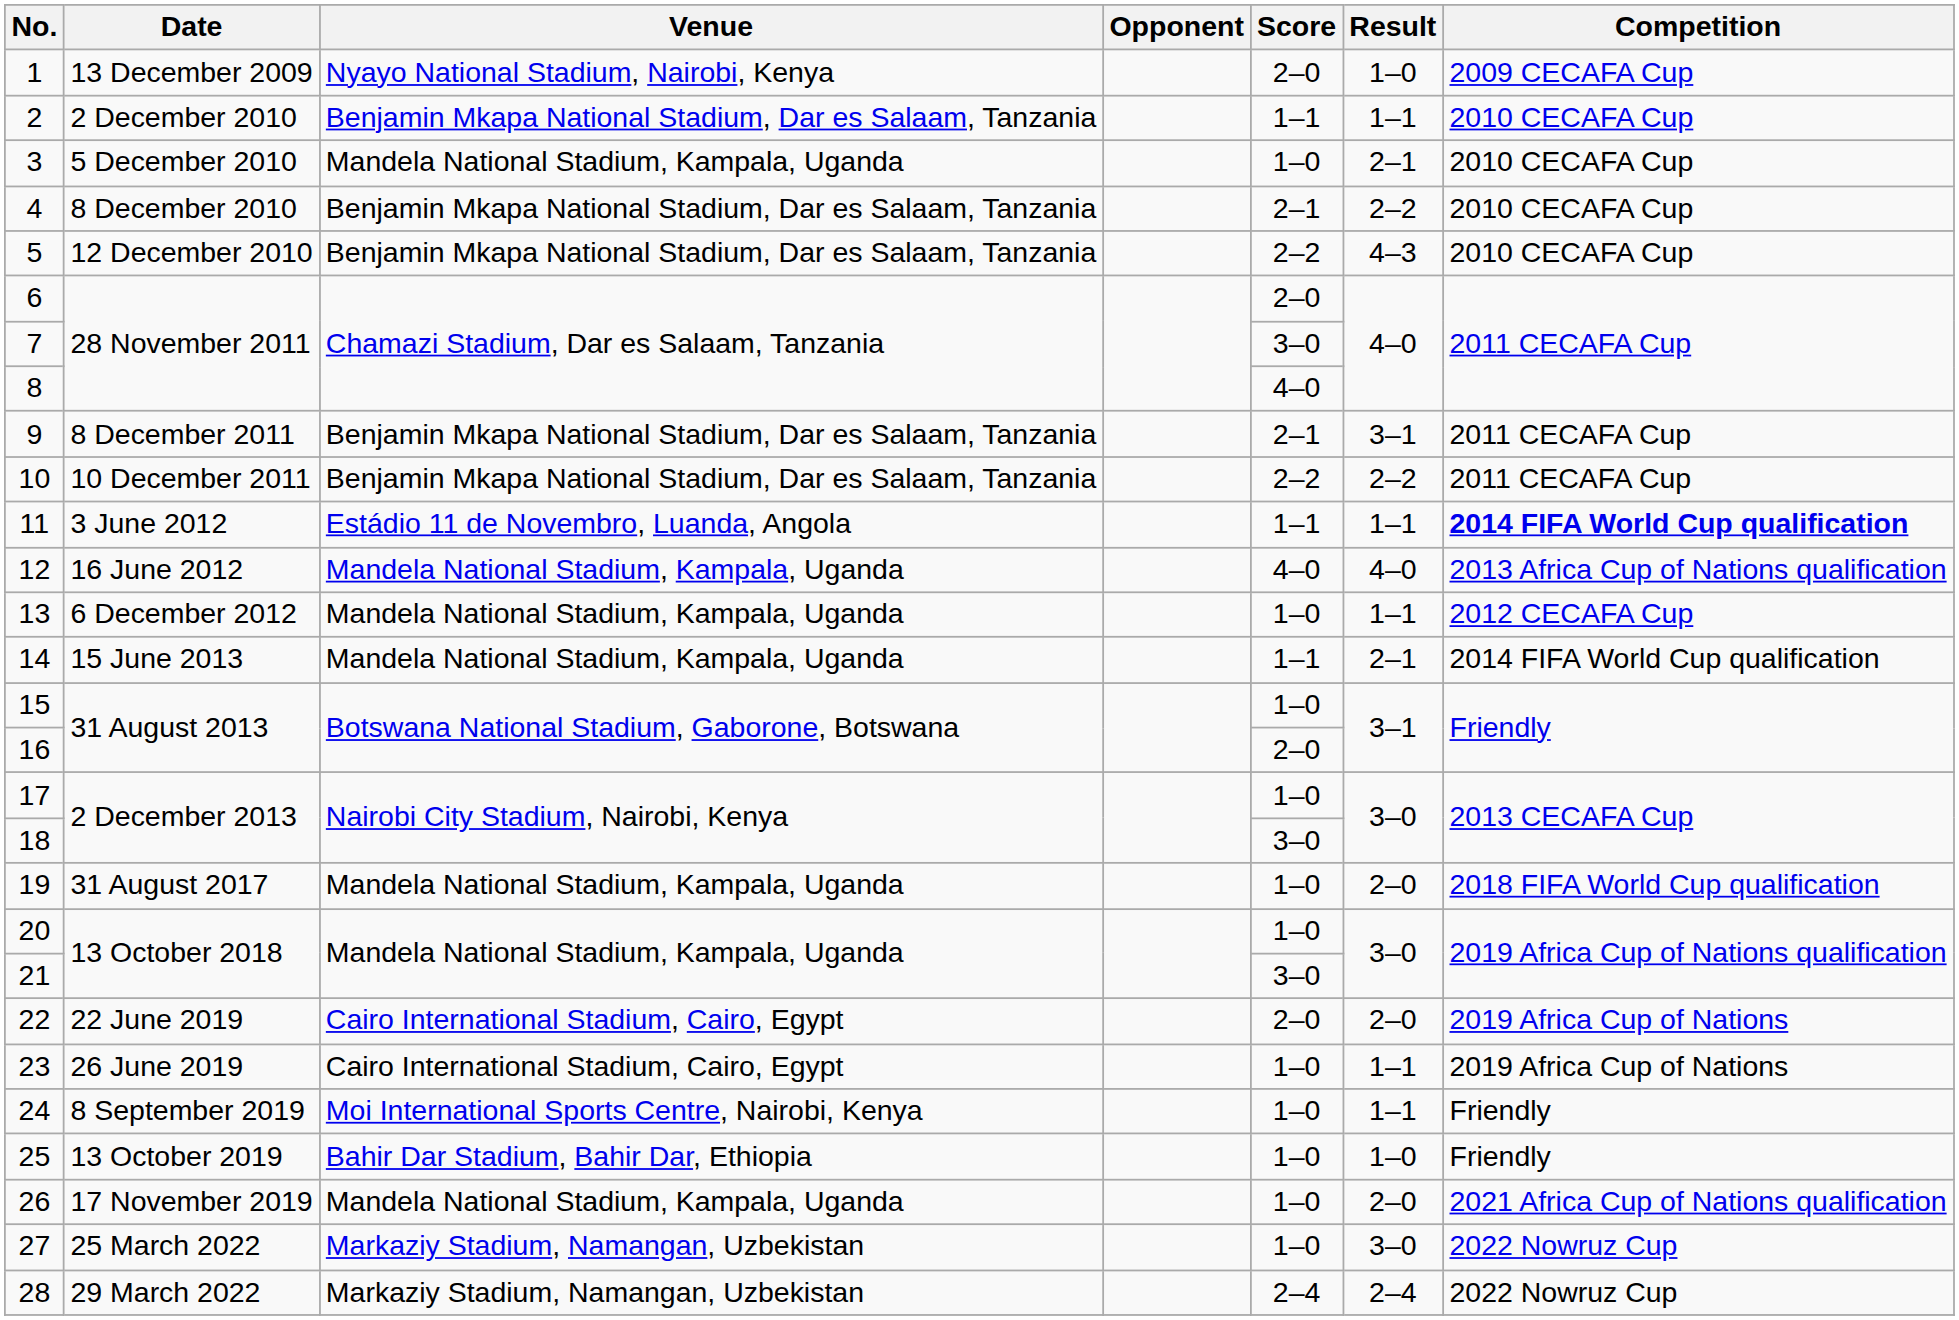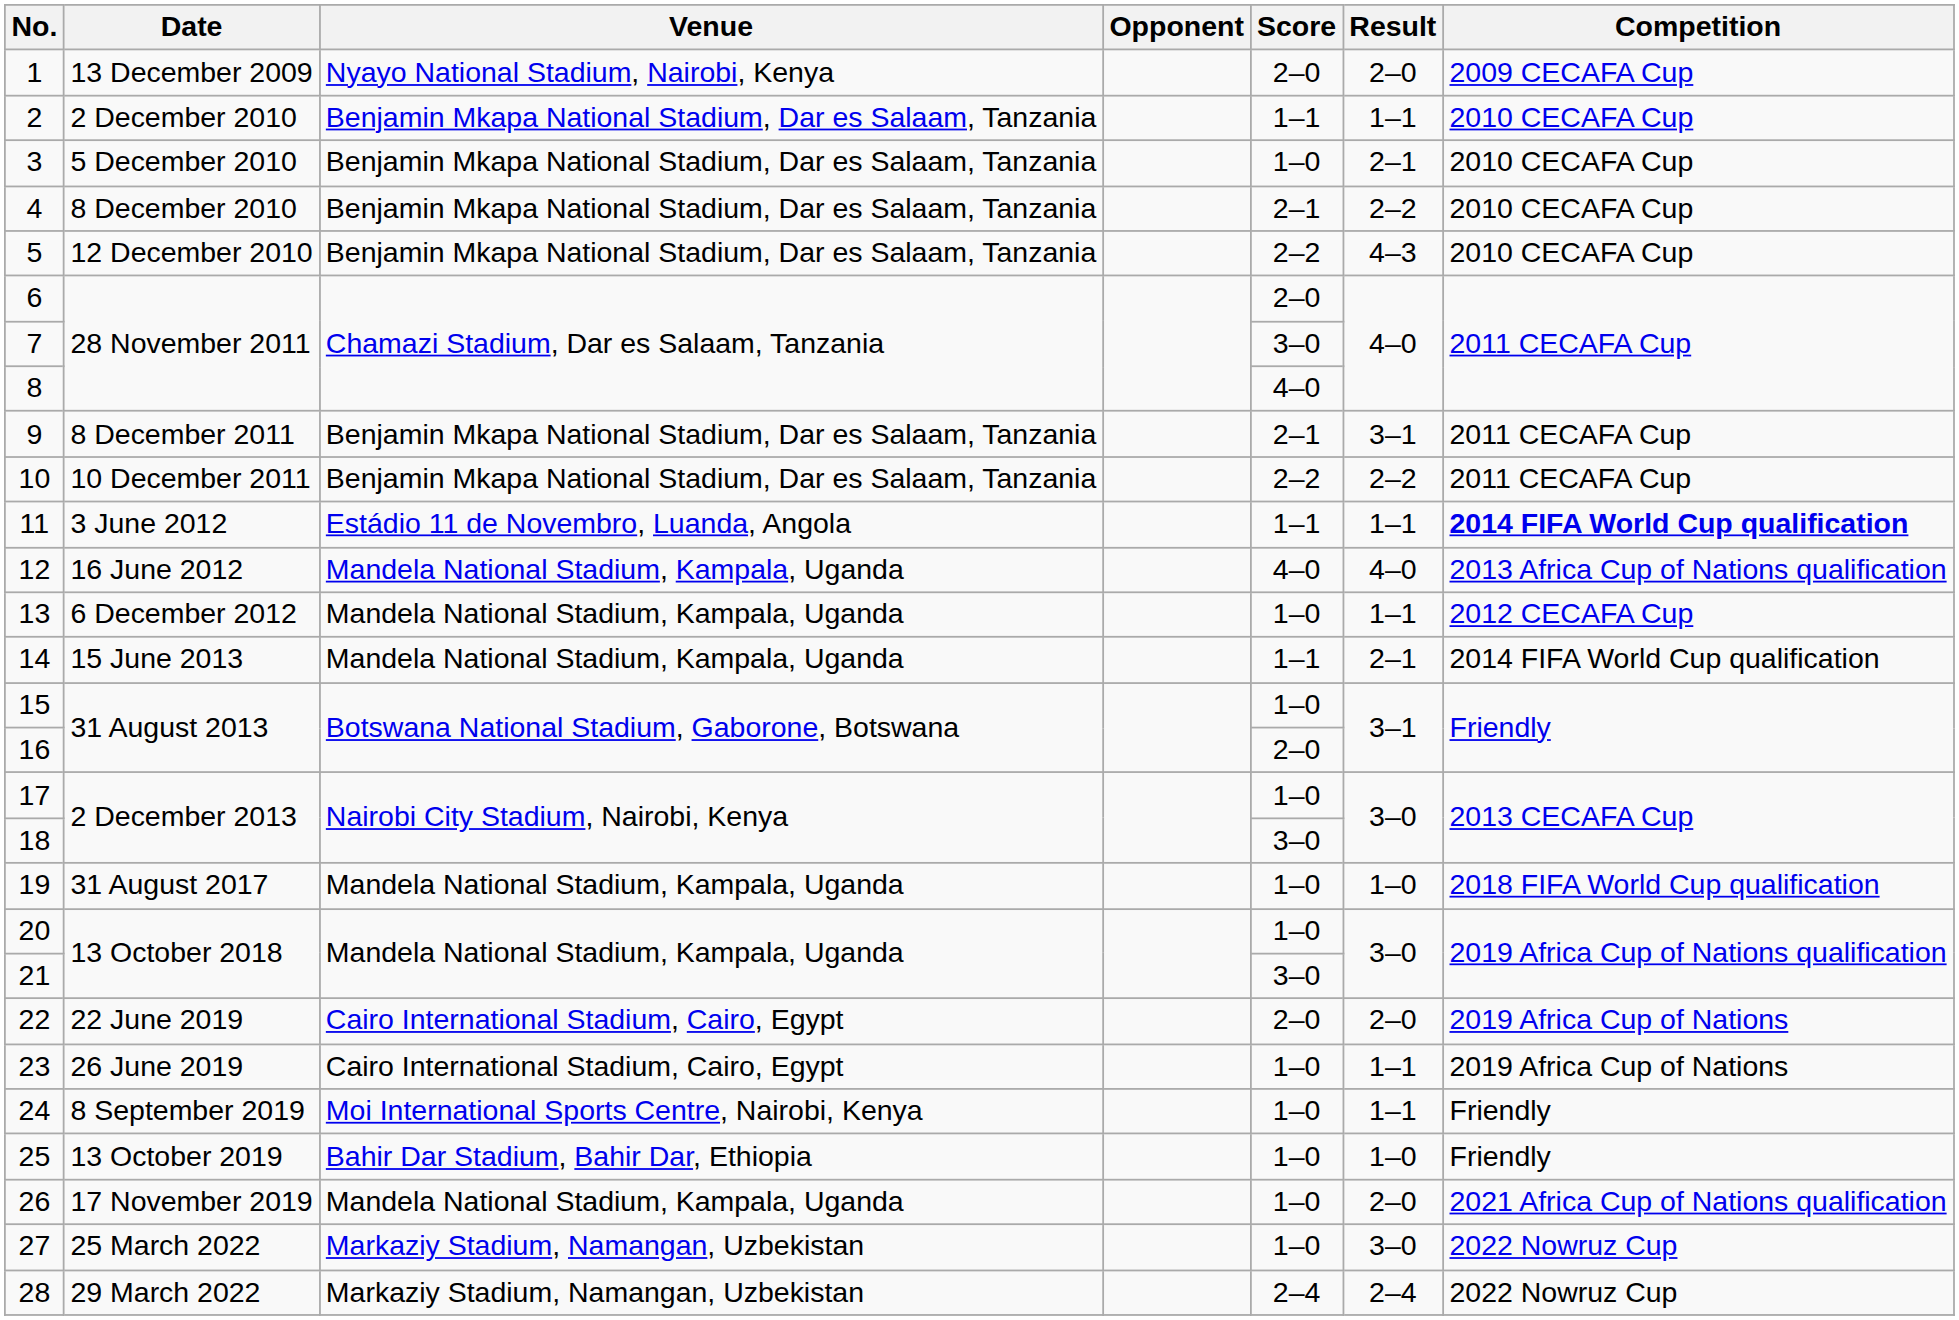(1393, 72) 1–0 -> (1393, 72) 2–0
(615, 162) Mandela National Stadium, Kampala, Uganda -> (711, 162) Benjamin Mkapa National Stadium, Dar es Salaam, Tanzania
(1393, 885) 2–0 -> (1393, 885) 1–0
